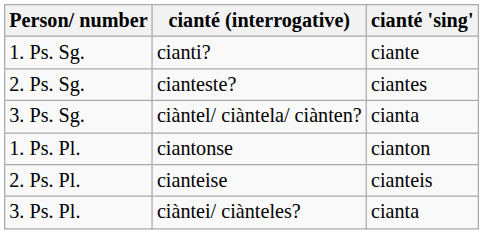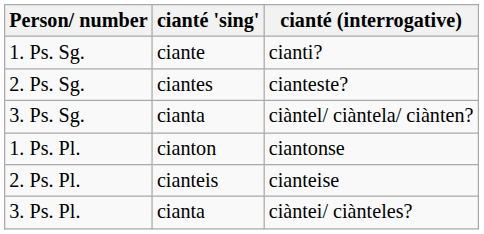columns swapped: (422, 20) <-> (259, 20)
